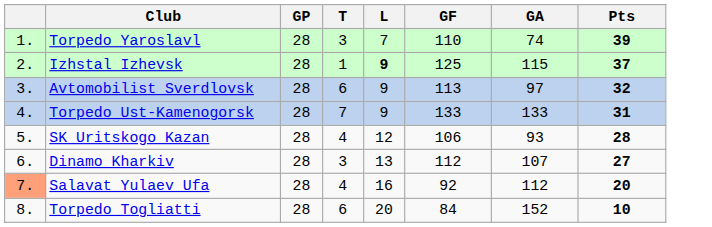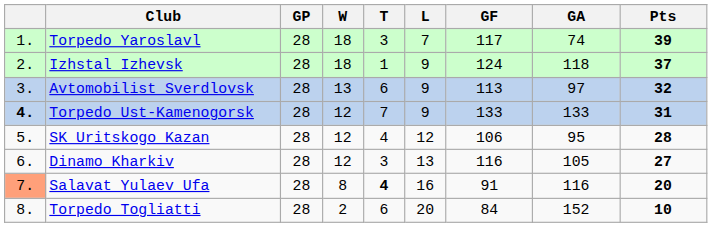+ column: (343, 17)
(448, 41) 110 -> (489, 41) 117
(384, 65) bold -> (425, 65) normal
(448, 65) 125 -> (489, 65) 124
(535, 65) 115 -> (576, 65) 118
(25, 113) normal -> (25, 113) bold
(535, 137) 93 -> (576, 137) 95
(448, 162) 112 -> (489, 162) 116
(535, 162) 107 -> (576, 162) 105
(343, 186) normal -> (384, 186) bold
(448, 186) 92 -> (489, 186) 91
(535, 186) 112 -> (576, 186) 116
